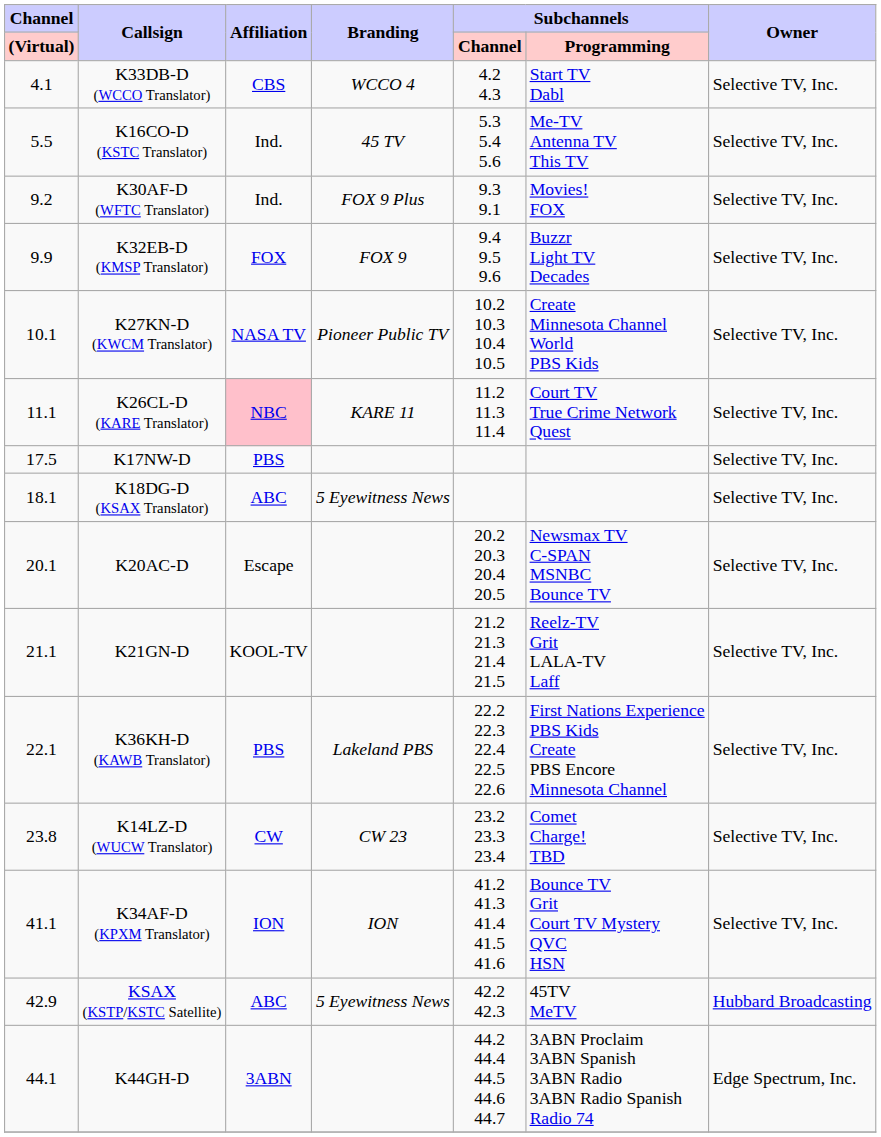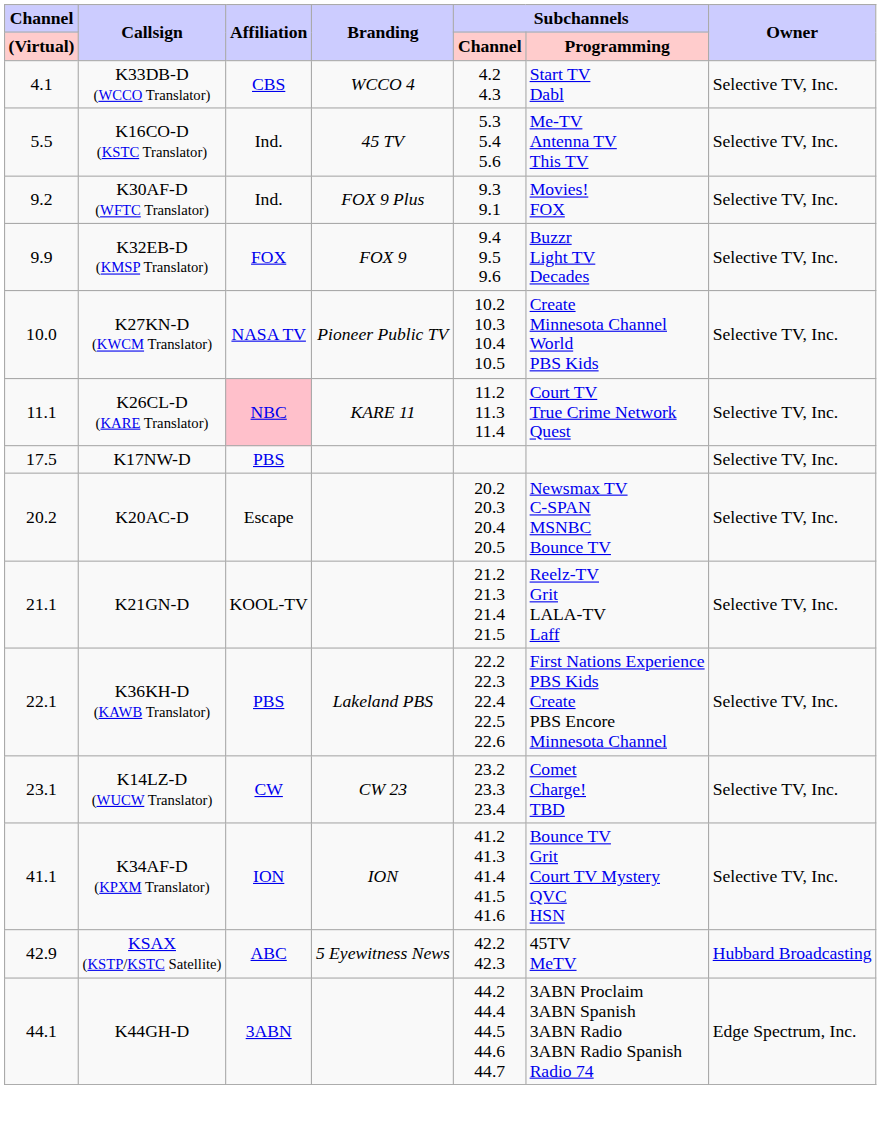(42, 334) 10.1 -> (42, 334) 10.0
- row: (152, 497)
(42, 564) 20.1 -> (42, 517) 20.2
(42, 836) 23.8 -> (42, 789) 23.1
